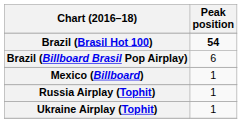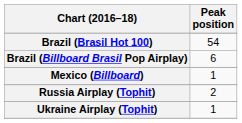(213, 42) bold -> (213, 42) normal
(213, 93) 1 -> (213, 93) 2
